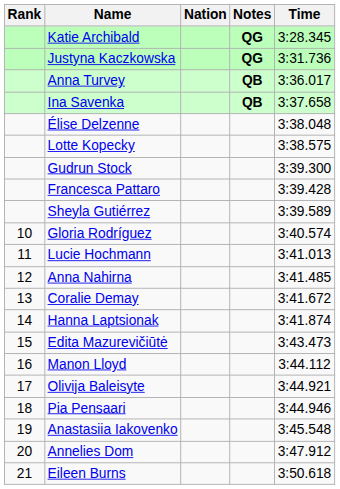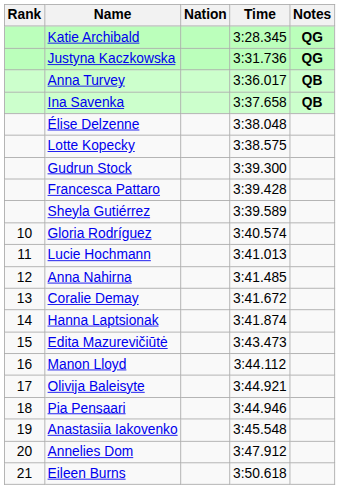columns swapped: (304, 15) <-> (252, 15)
